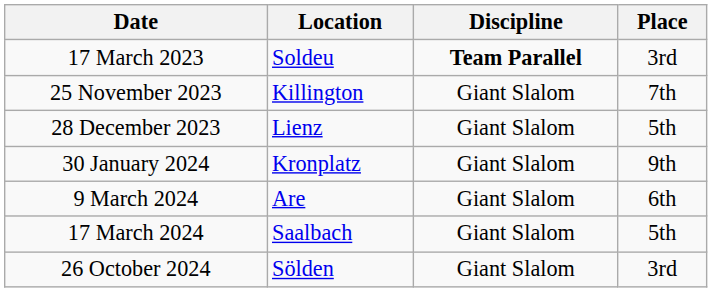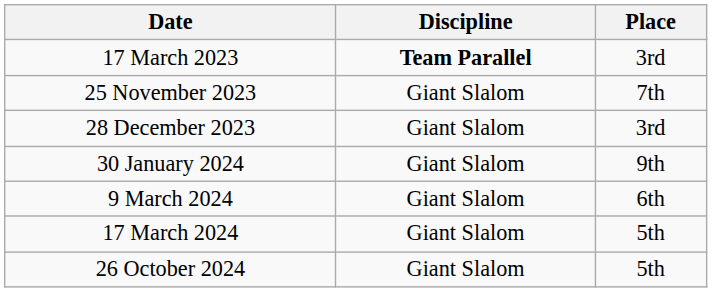- column: (340, 22)
(662, 127) 5th -> (651, 127) 3rd
(662, 269) 3rd -> (651, 269) 5th
